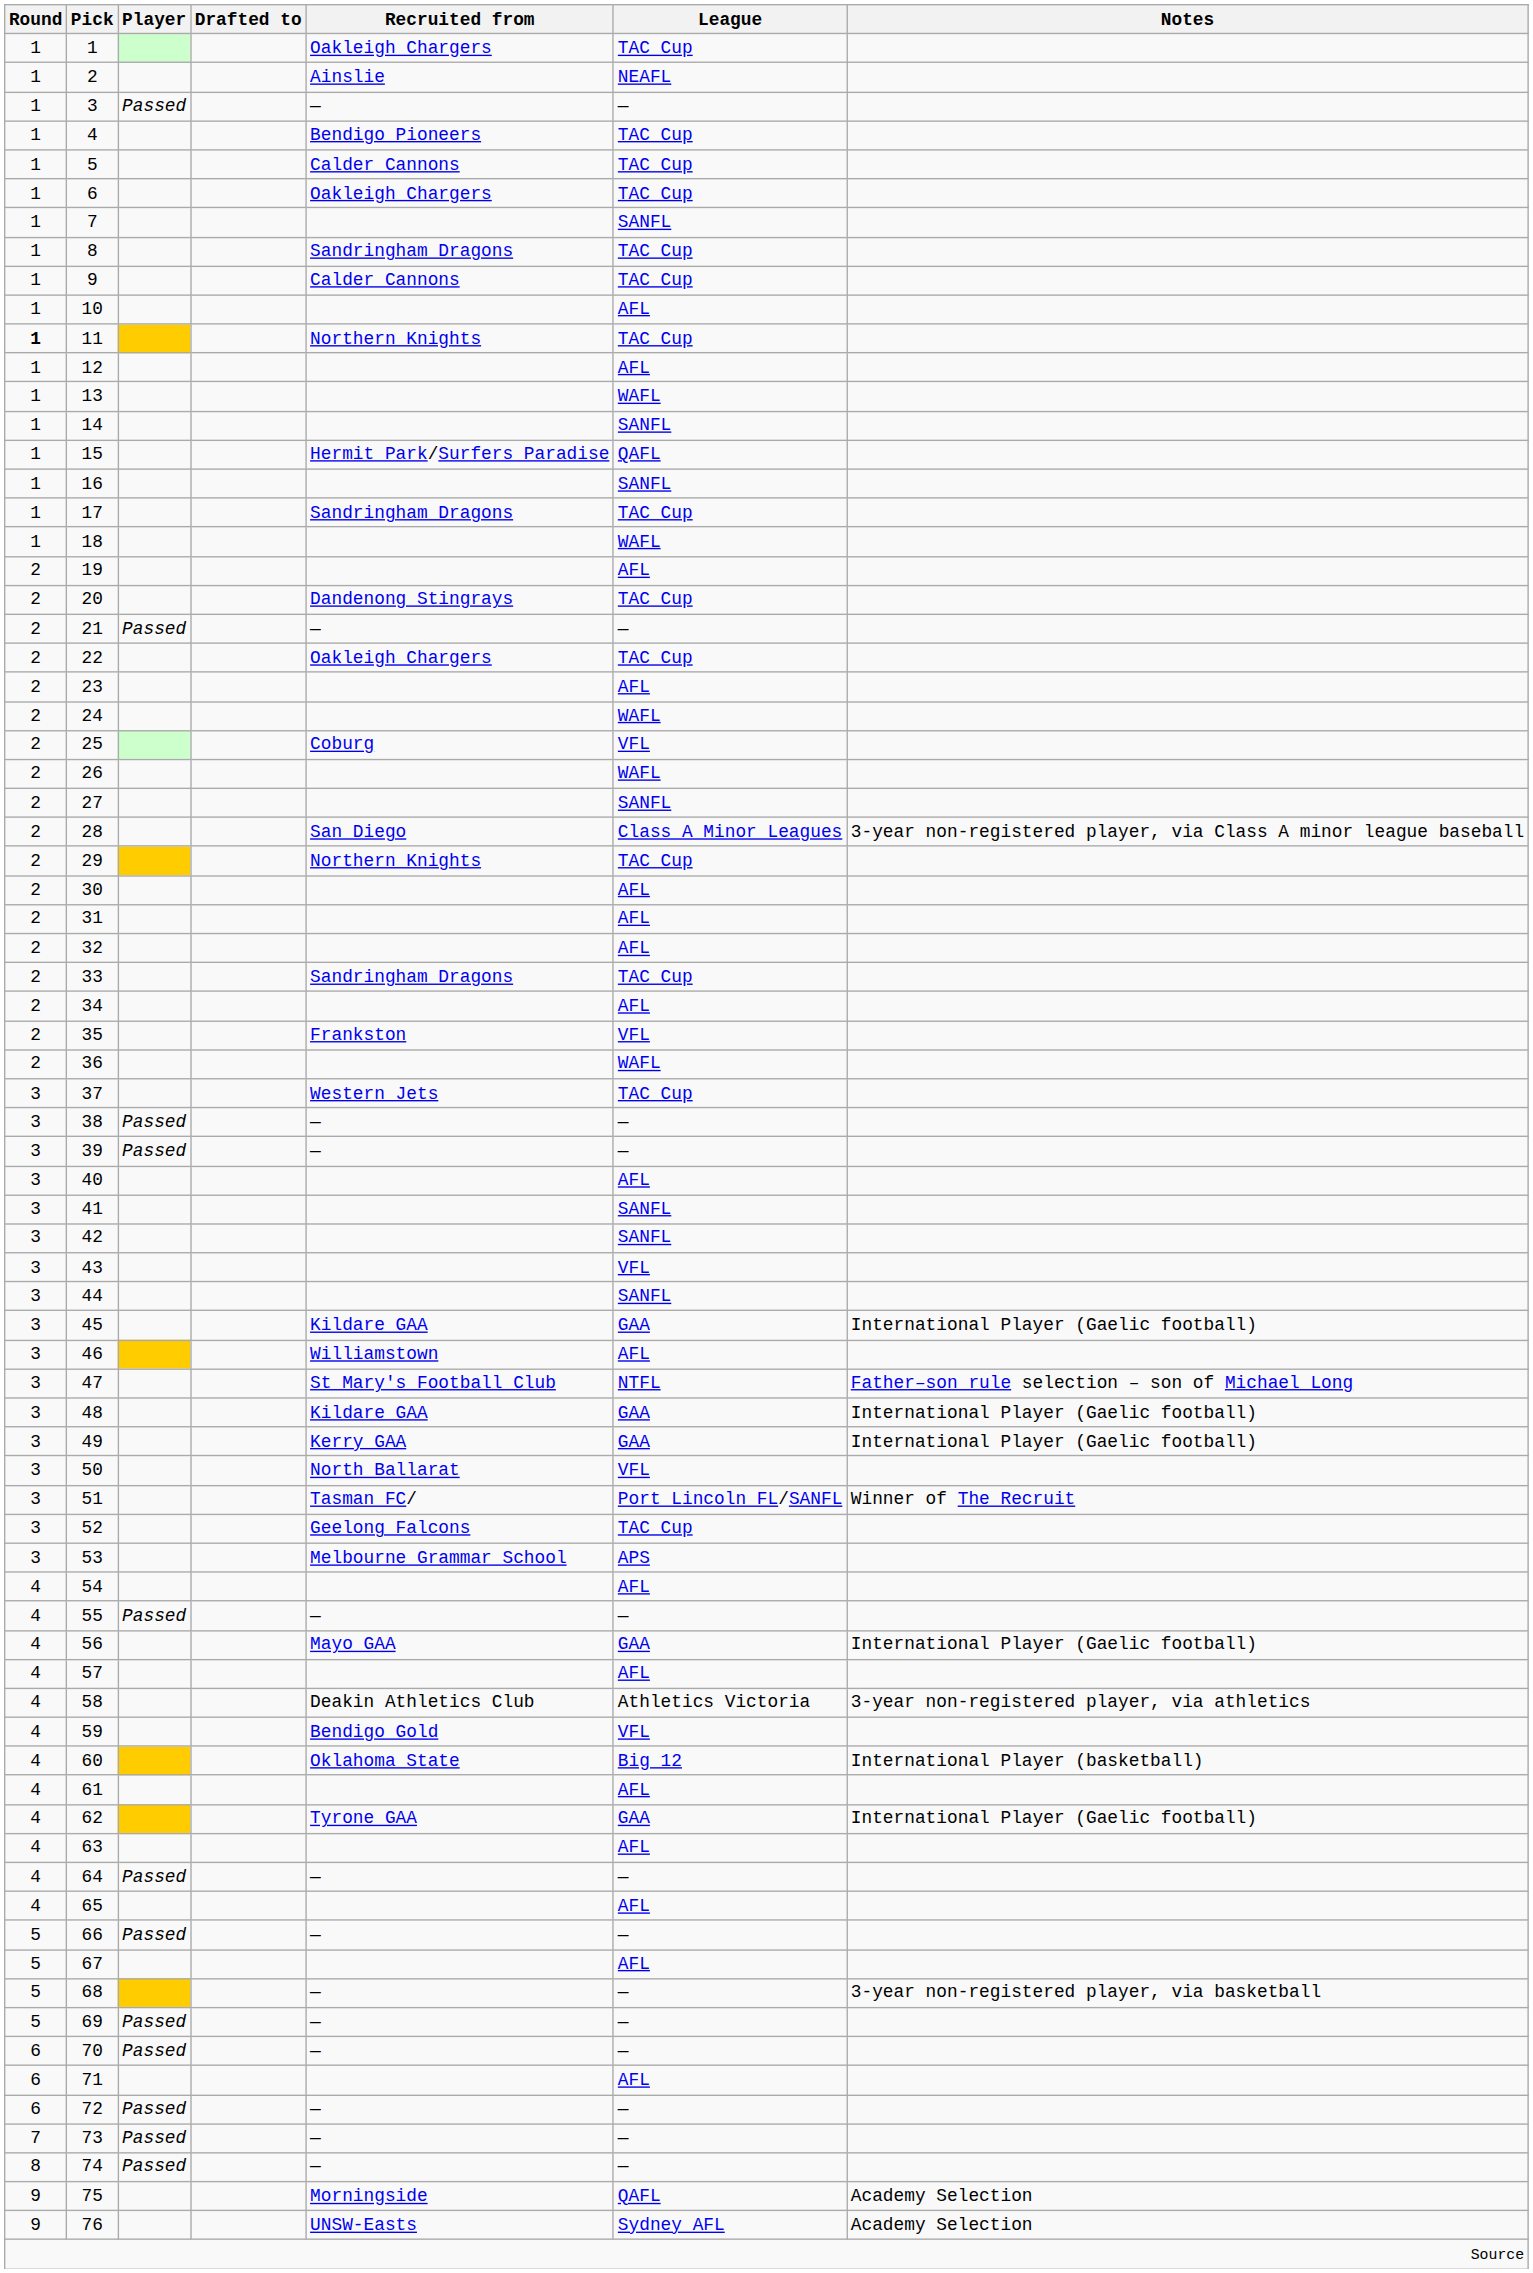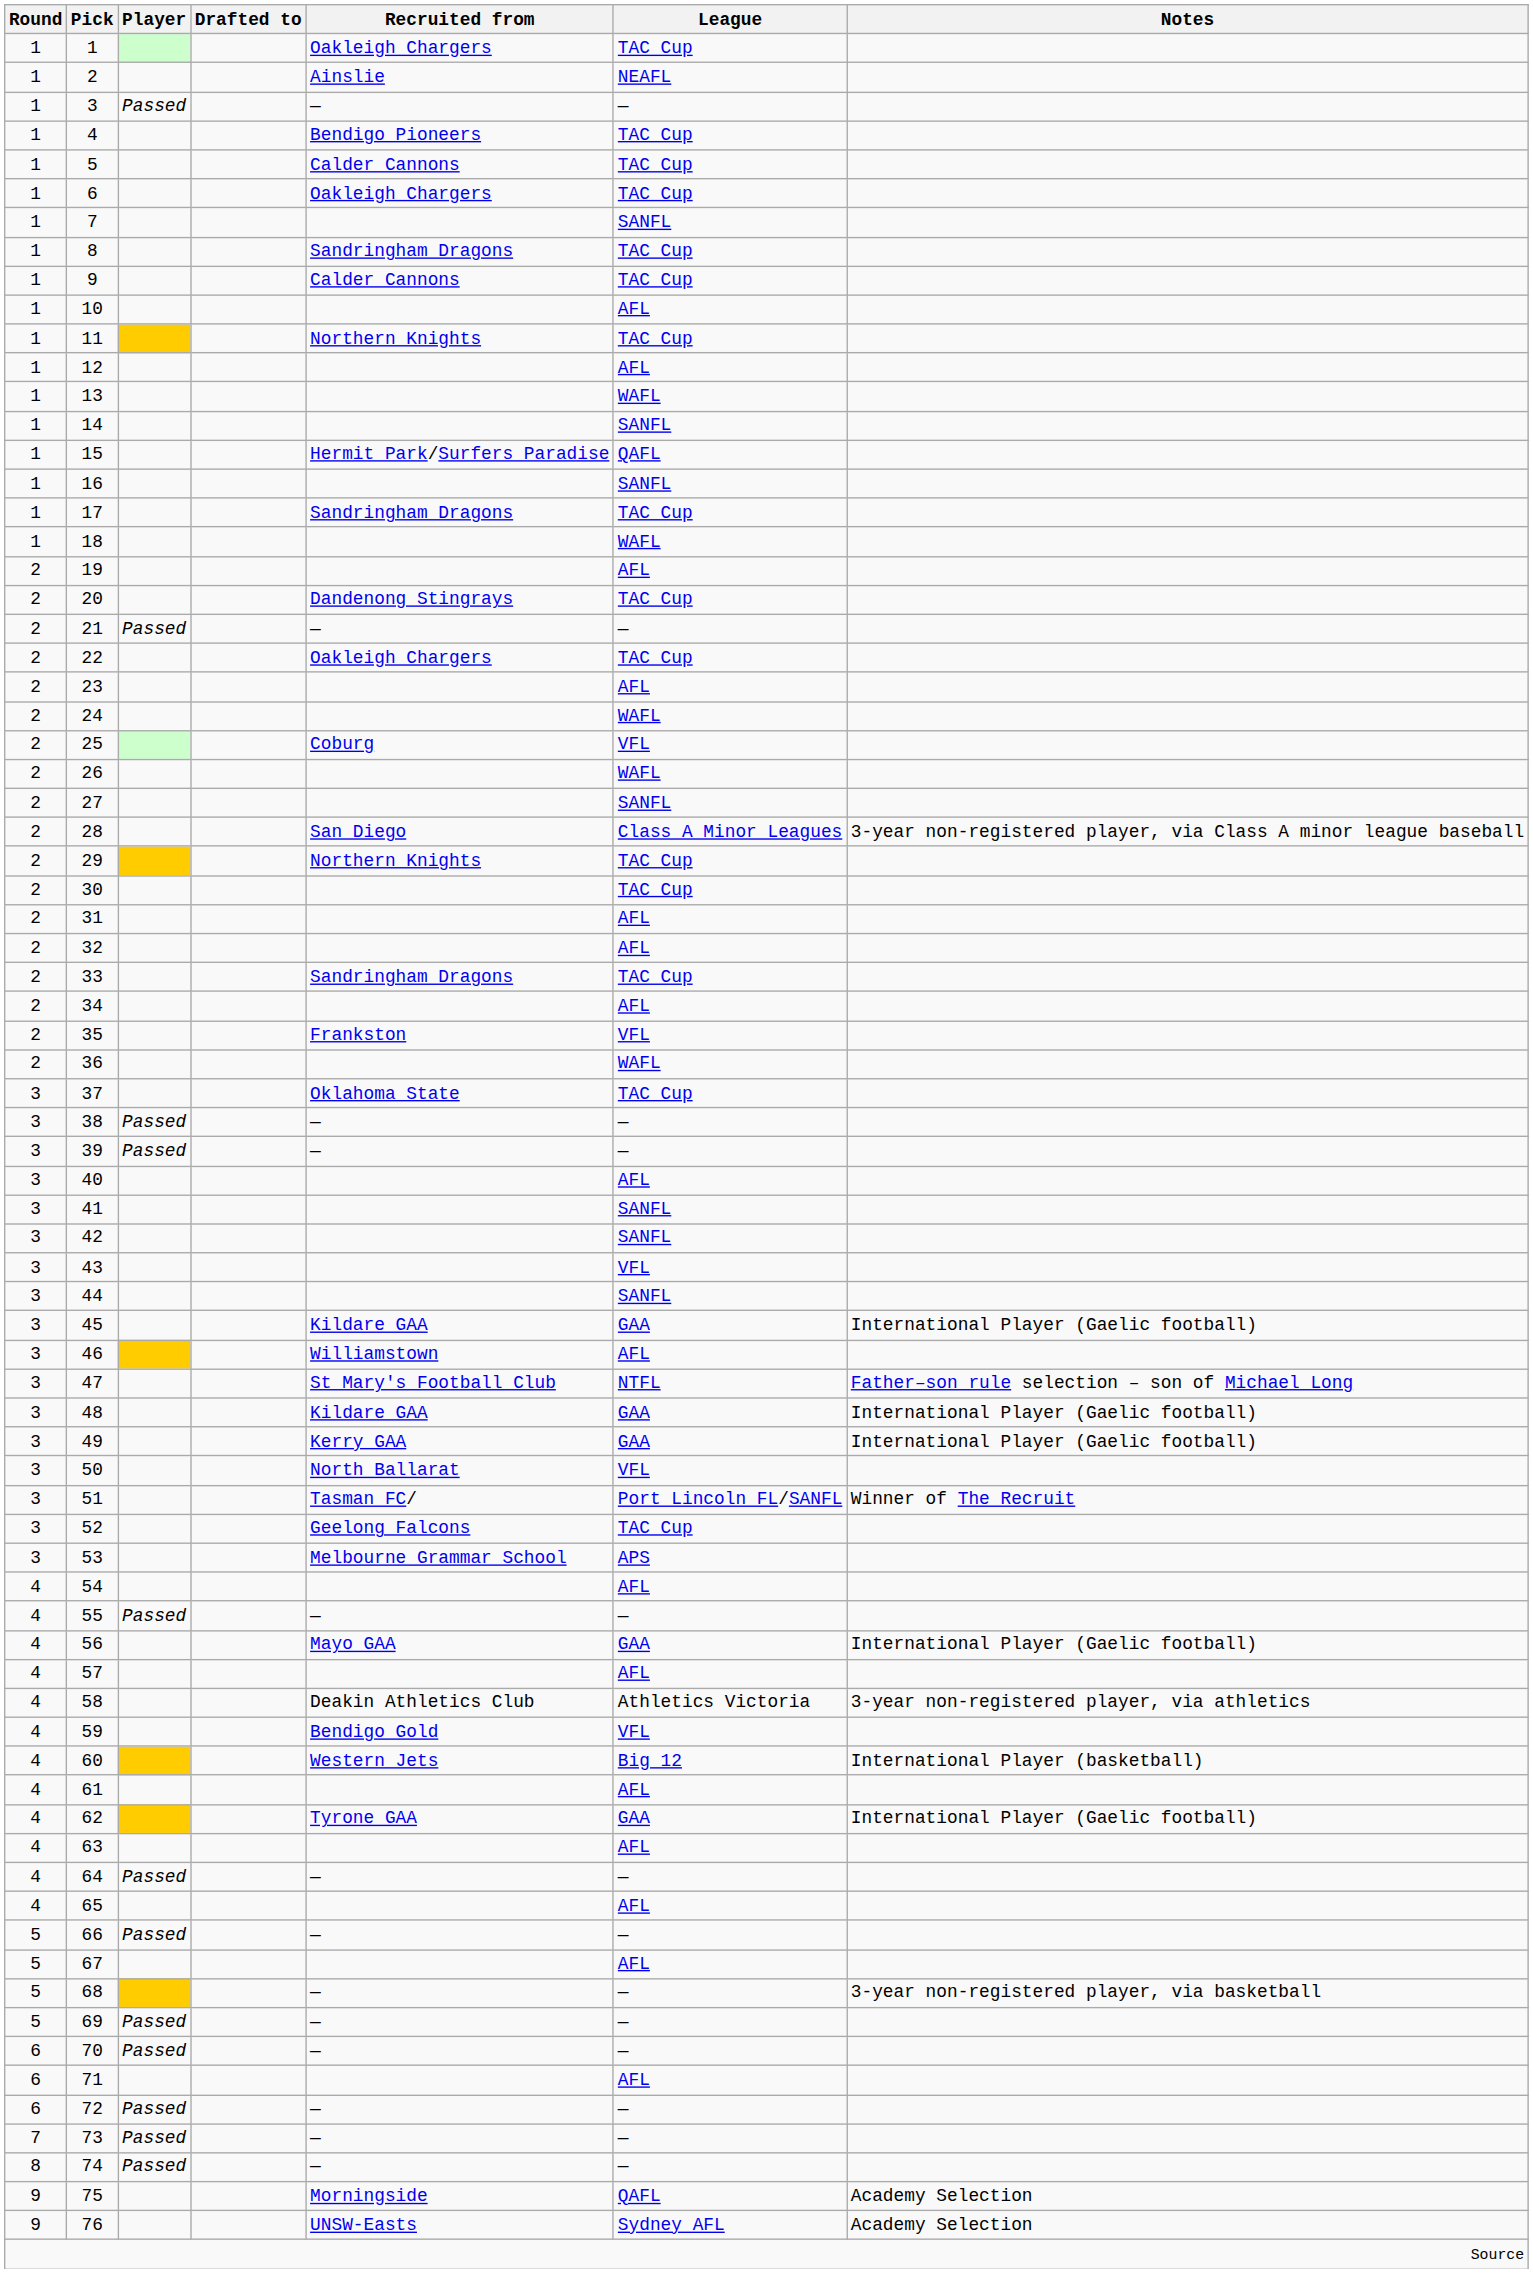(36, 338) bold -> (36, 338) normal
(634, 890) AFL -> (655, 890) TAC Cup
(374, 1093) Western Jets -> (385, 1093) Oklahoma State
(385, 1761) Oklahoma State -> (374, 1761) Western Jets
